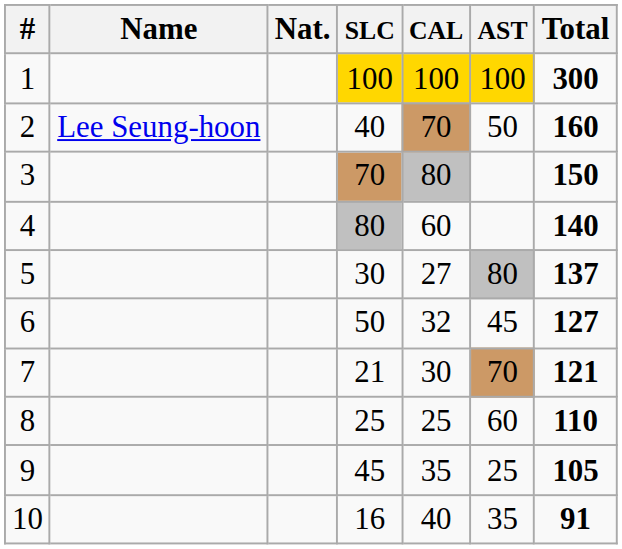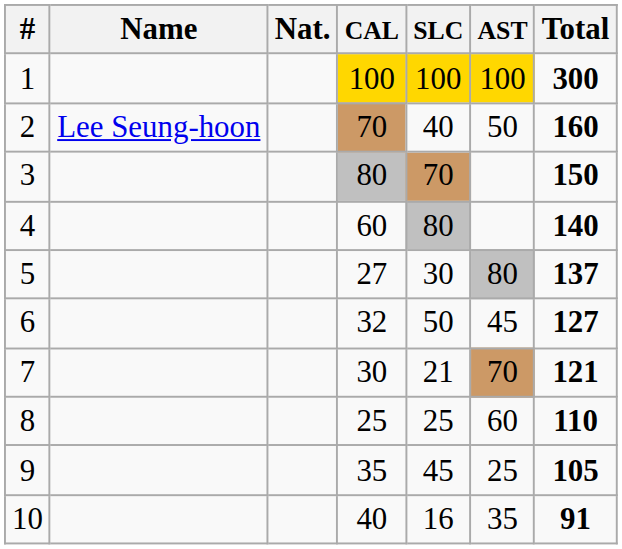columns swapped: (436, 30) <-> (370, 30)
